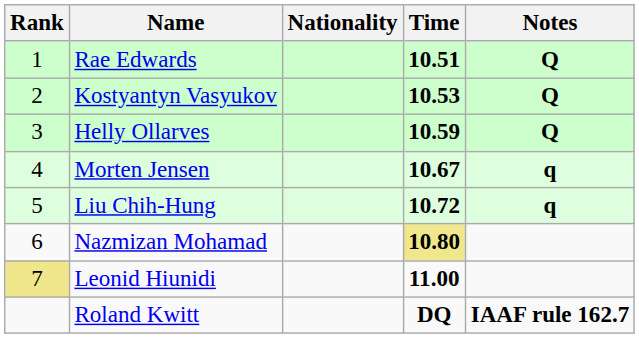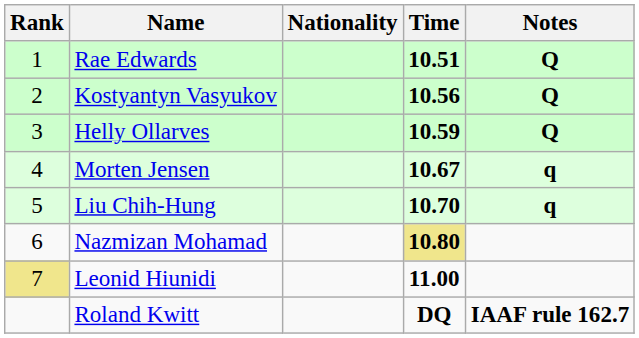(434, 95) 10.53 -> (434, 95) 10.56
(434, 205) 10.72 -> (434, 205) 10.70
